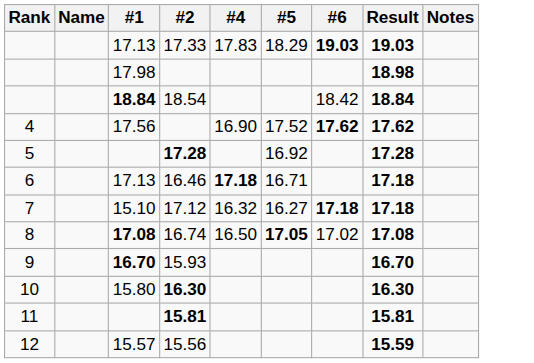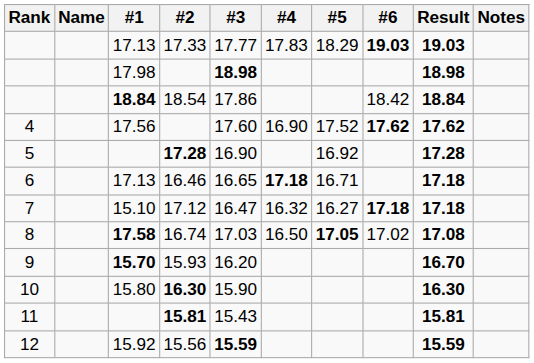+ column: (236, 18)
(134, 235) 17.08 -> (134, 235) 17.58
(134, 262) 16.70 -> (134, 262) 15.70
(134, 343) 15.57 -> (134, 343) 15.92
